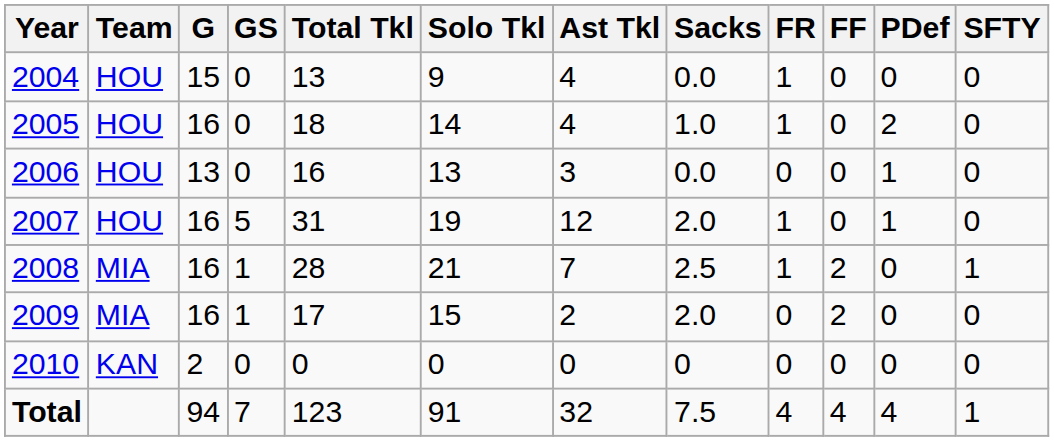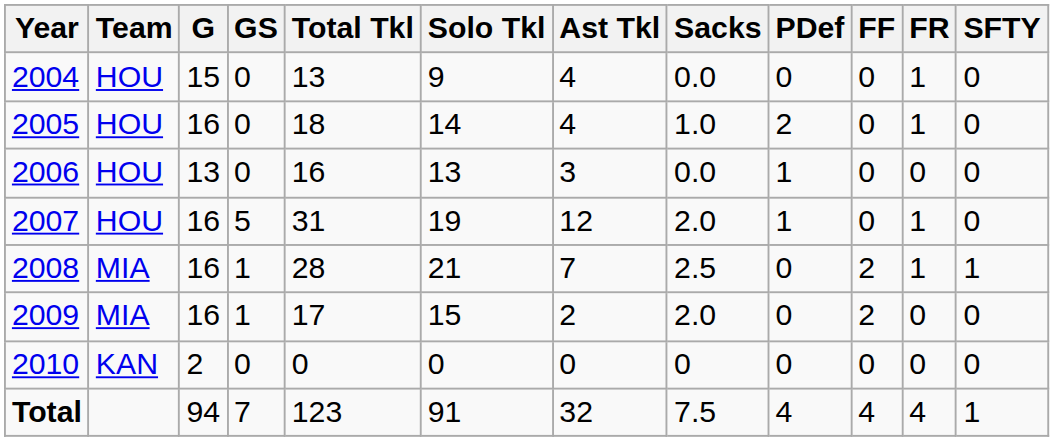columns swapped: (915, 28) <-> (796, 28)
